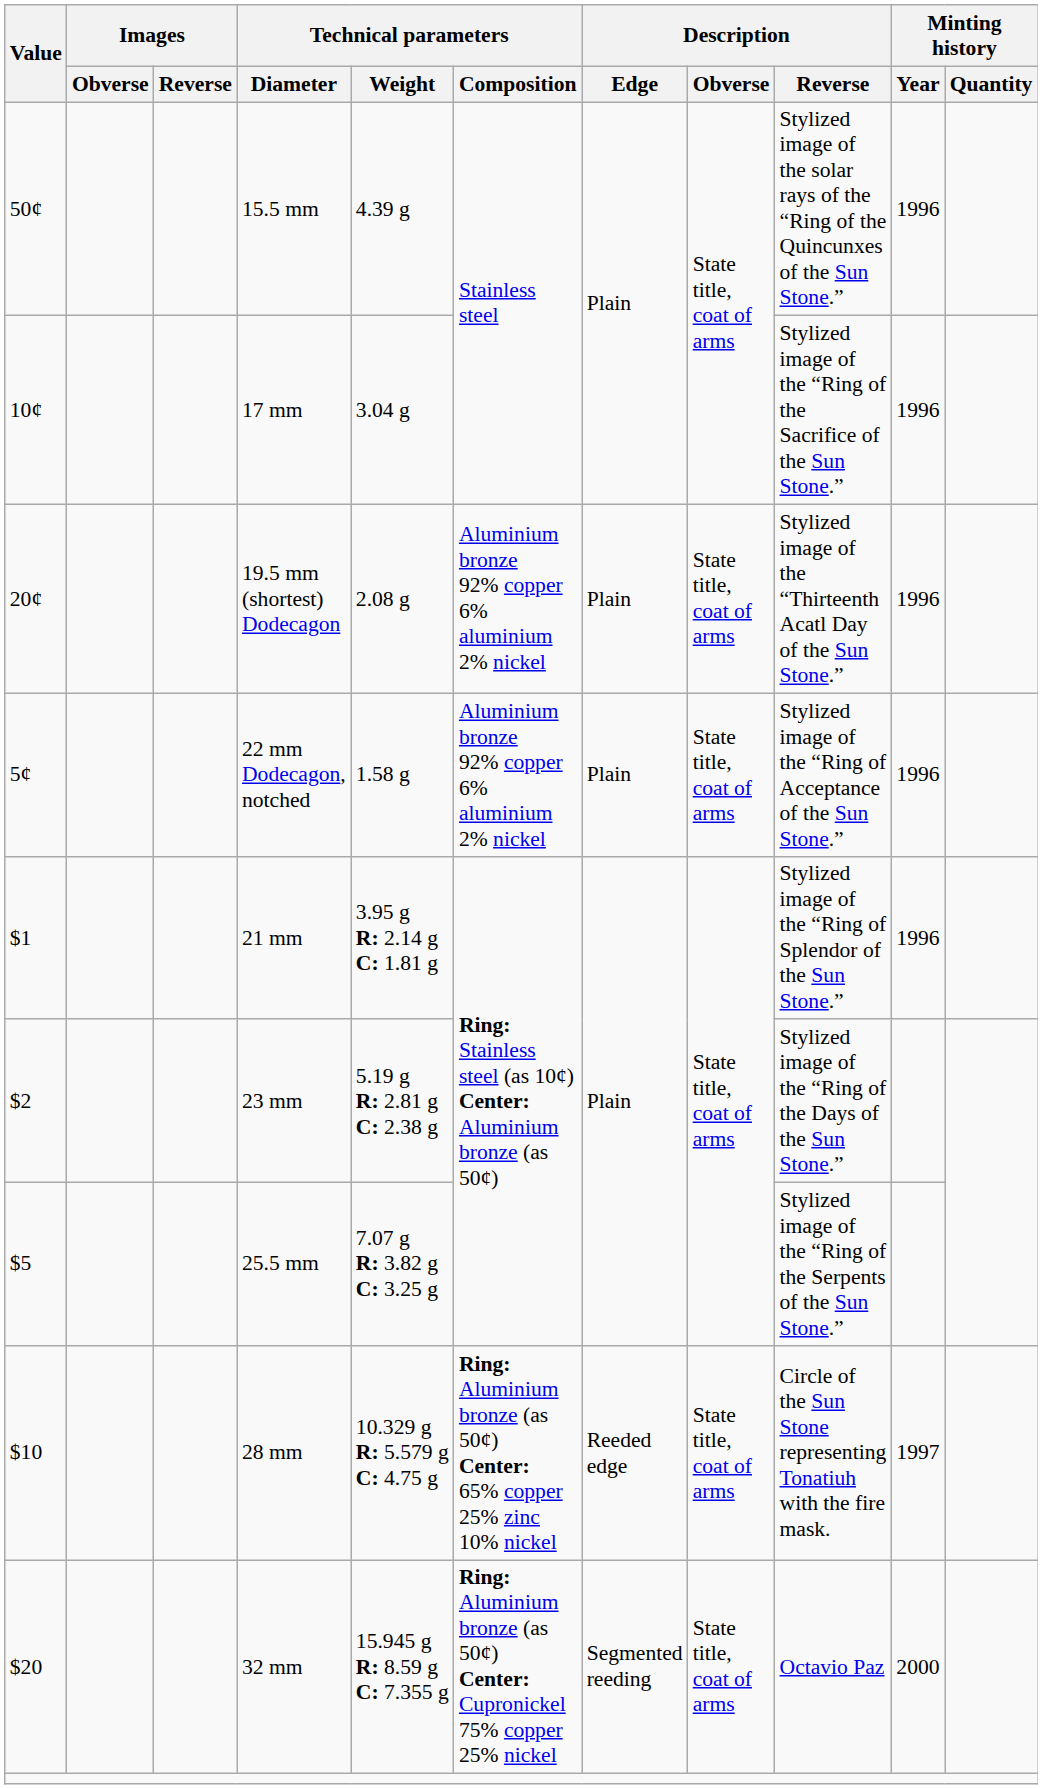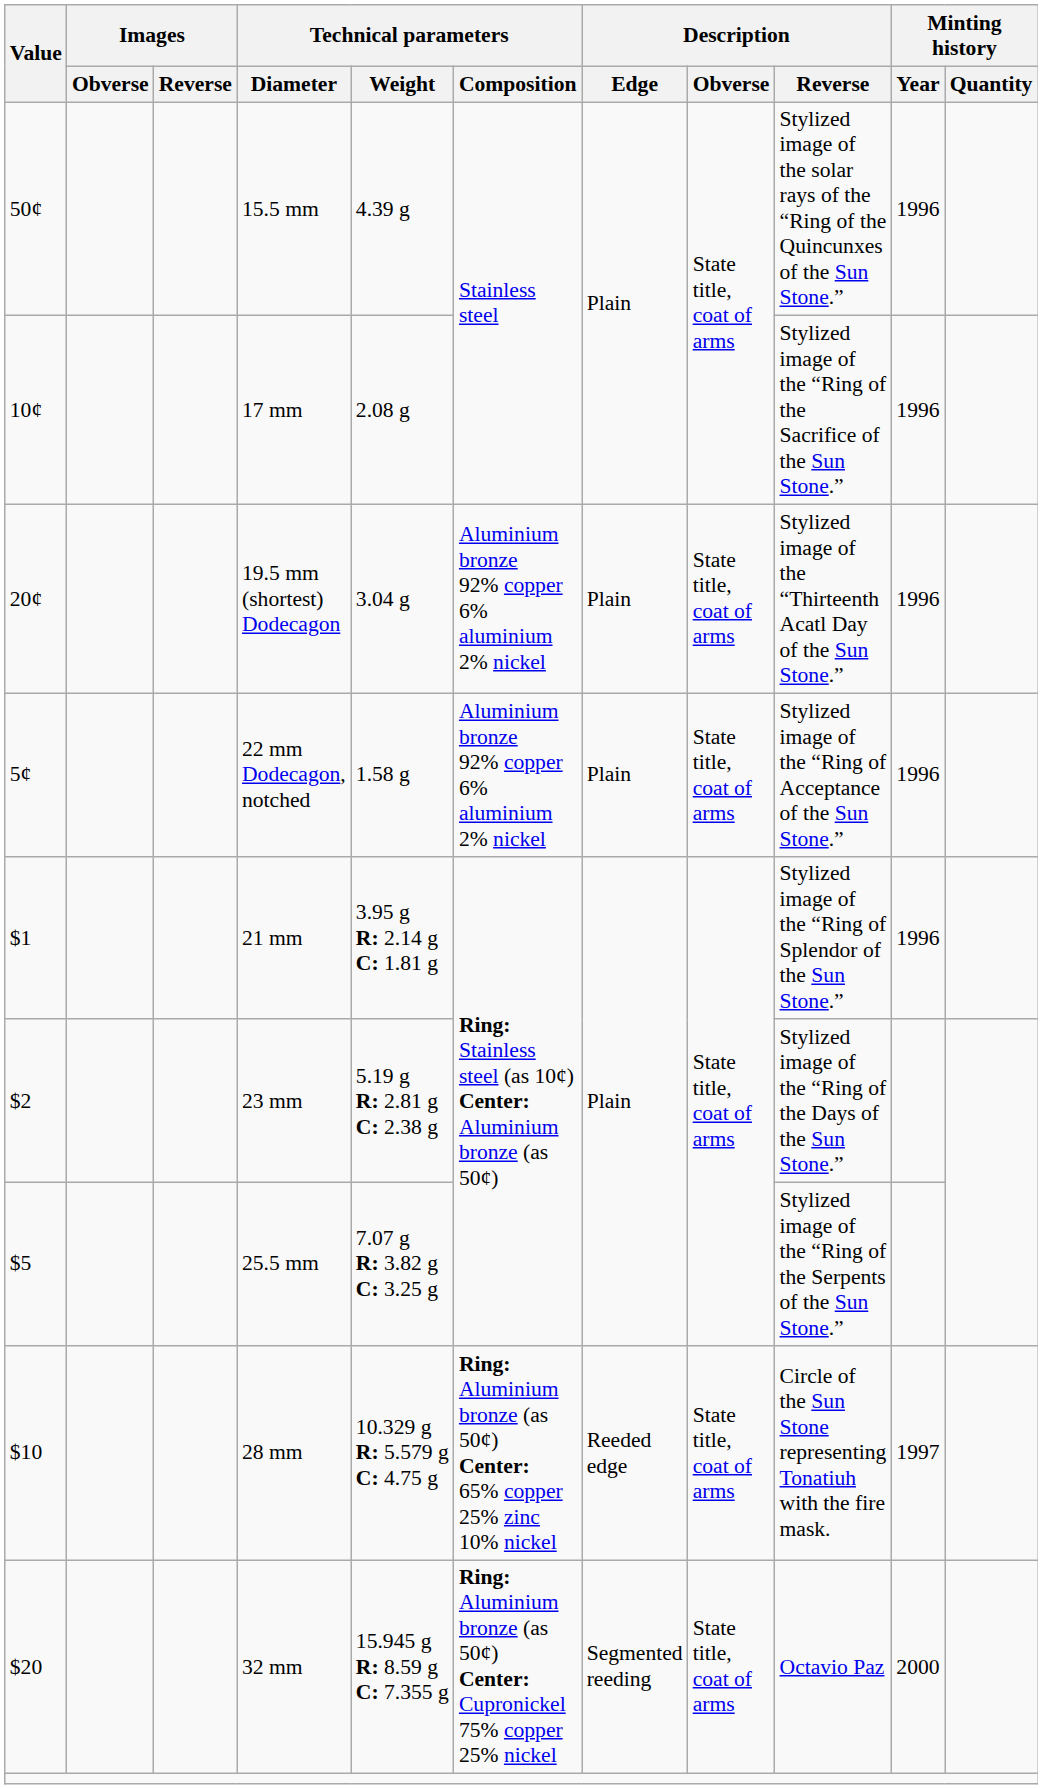(383, 410) 3.04 g -> (383, 410) 2.08 g
(383, 598) 2.08 g -> (383, 598) 3.04 g
